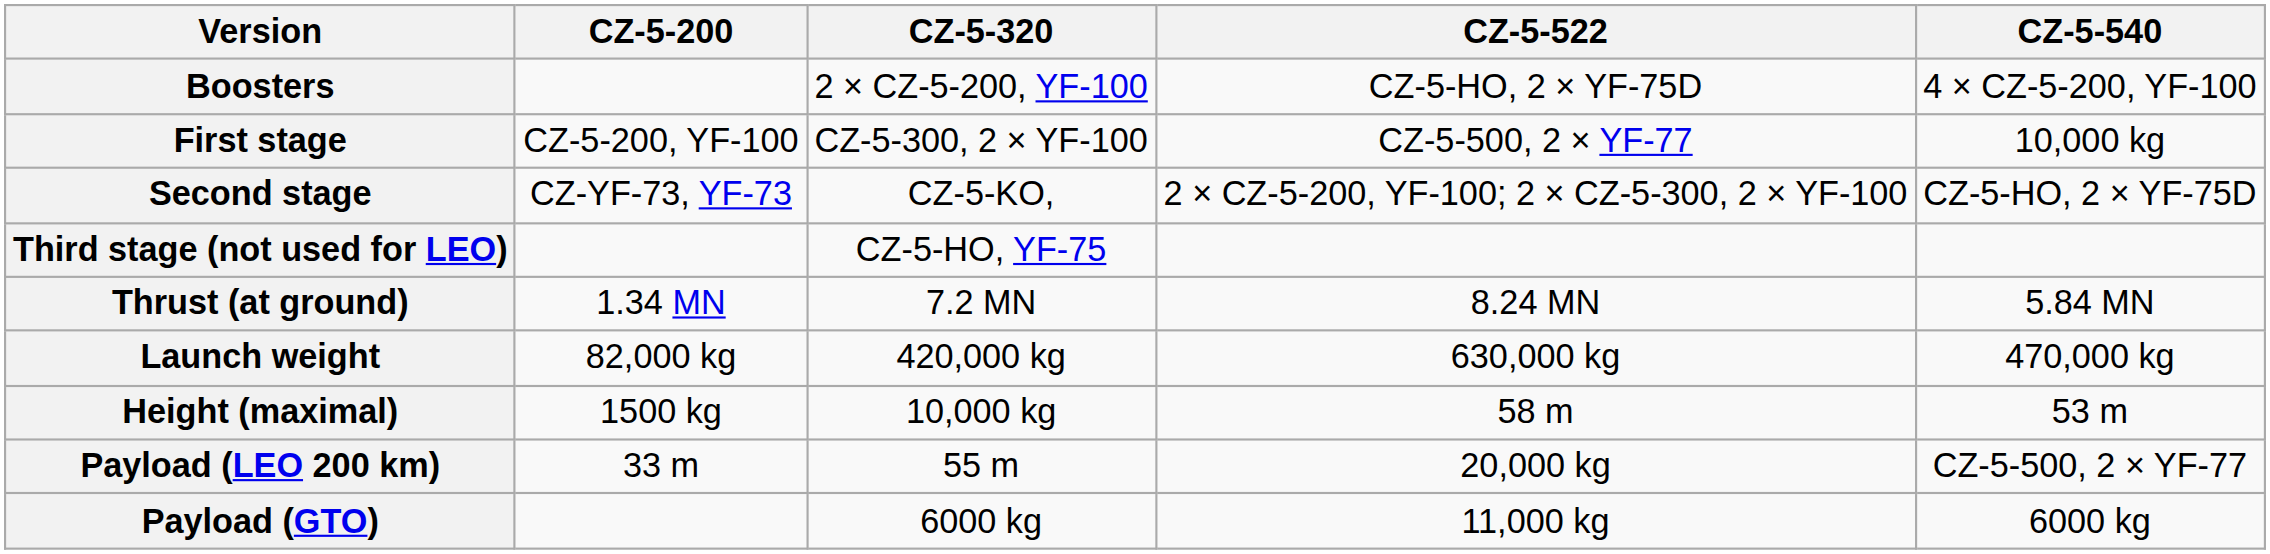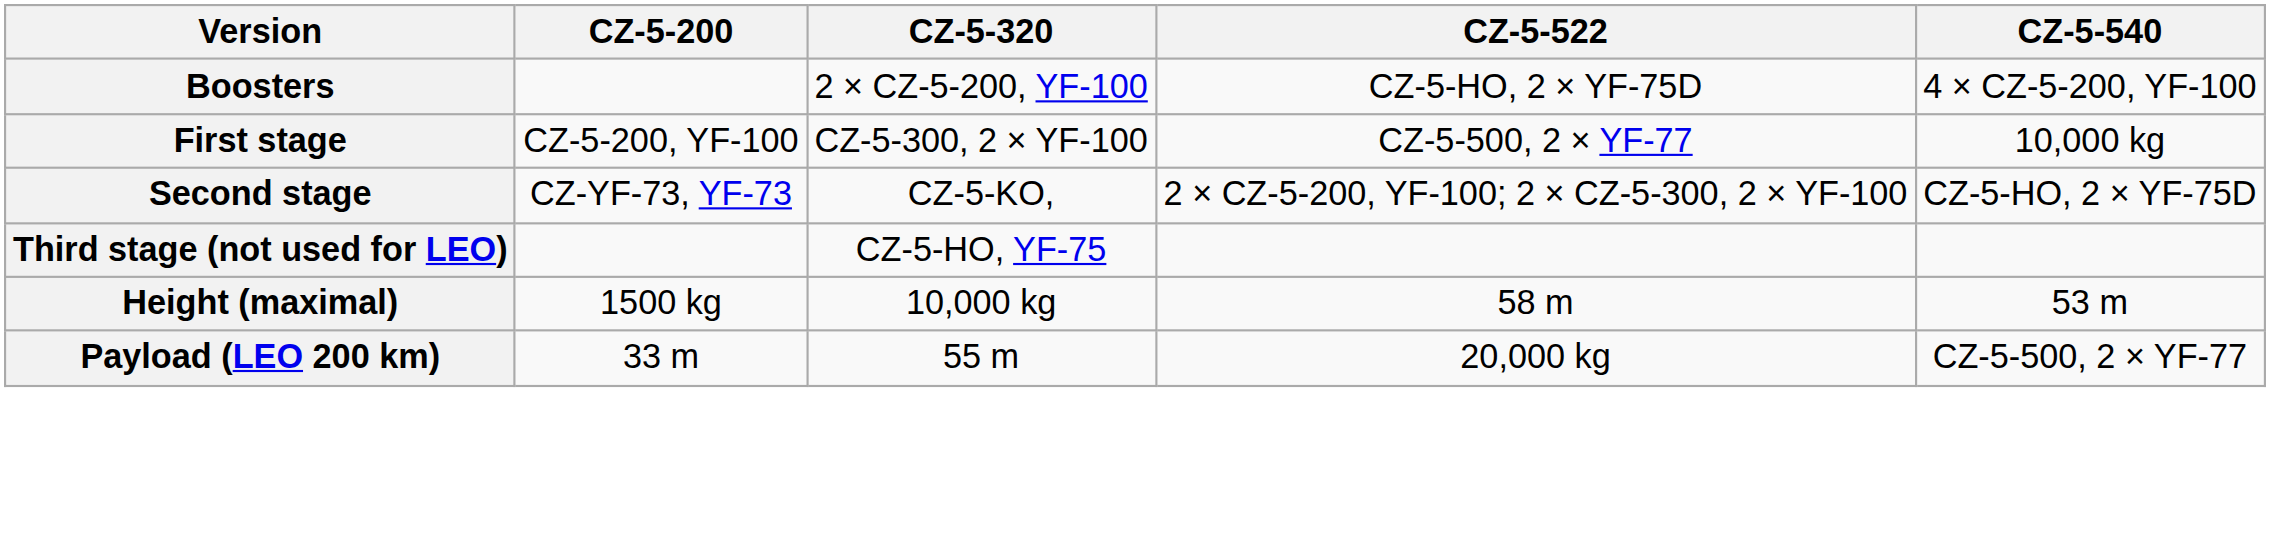- row: (260, 303)
- row: (260, 357)
- row: (260, 520)
